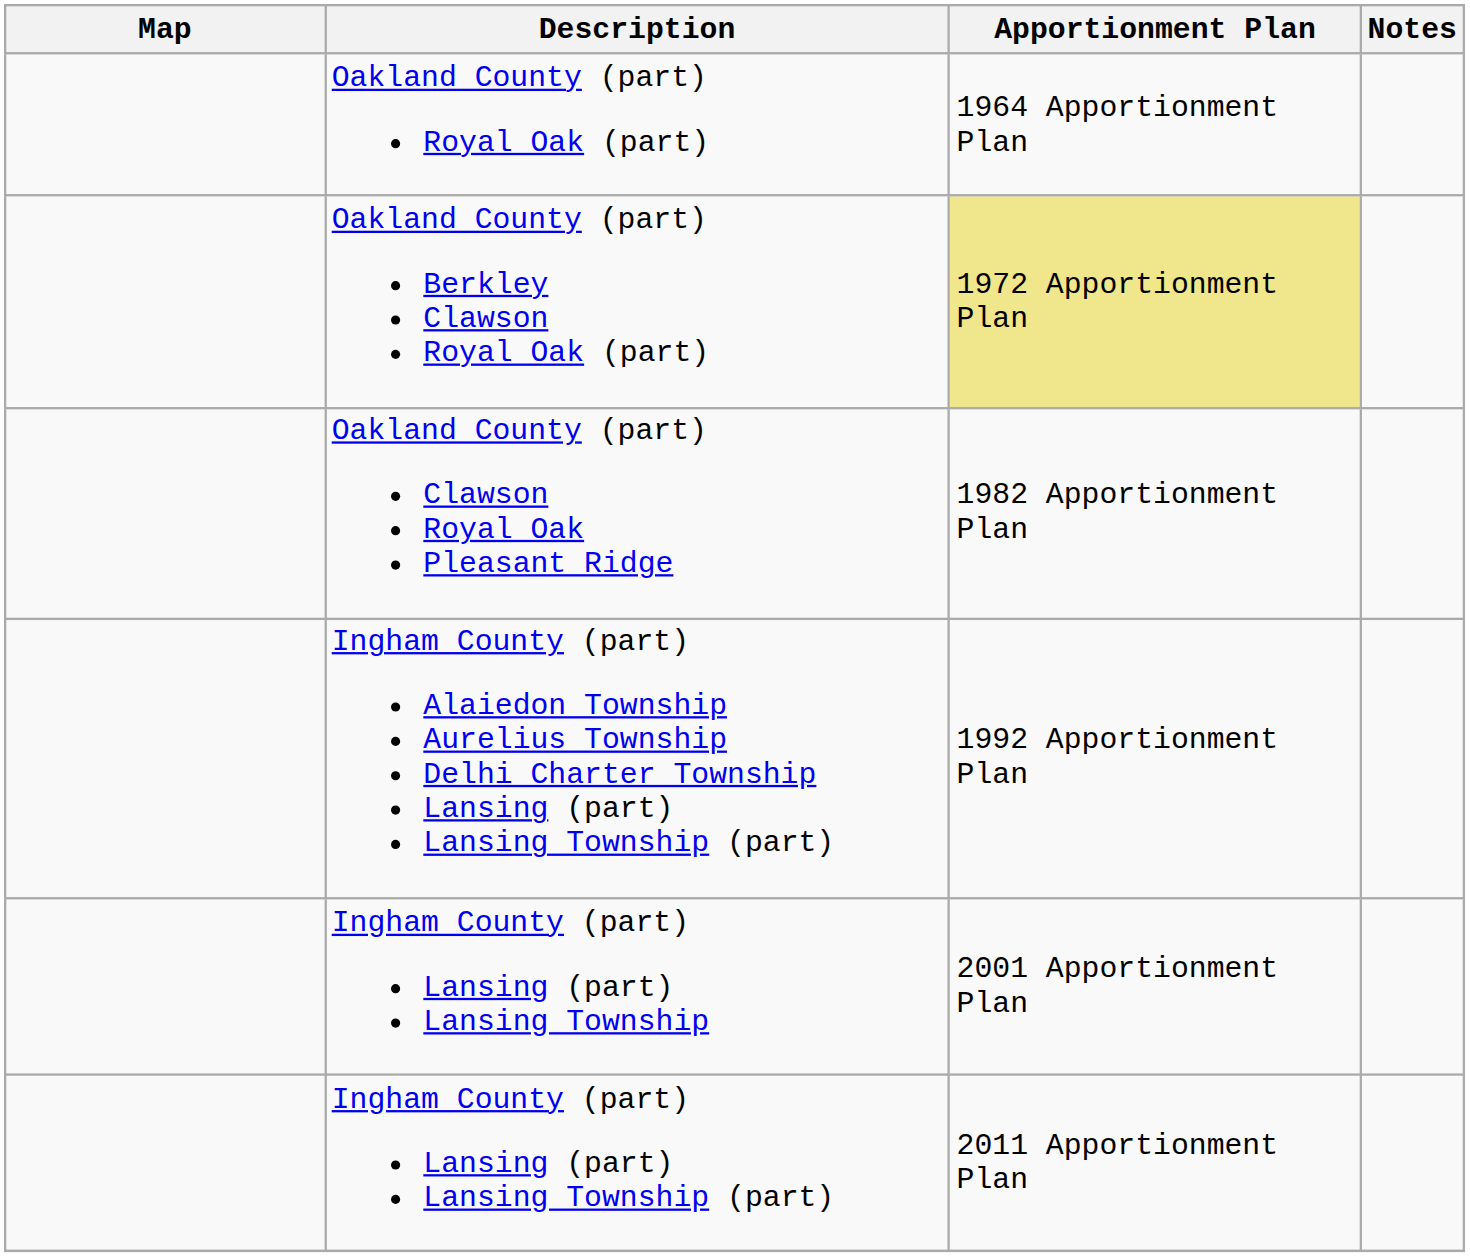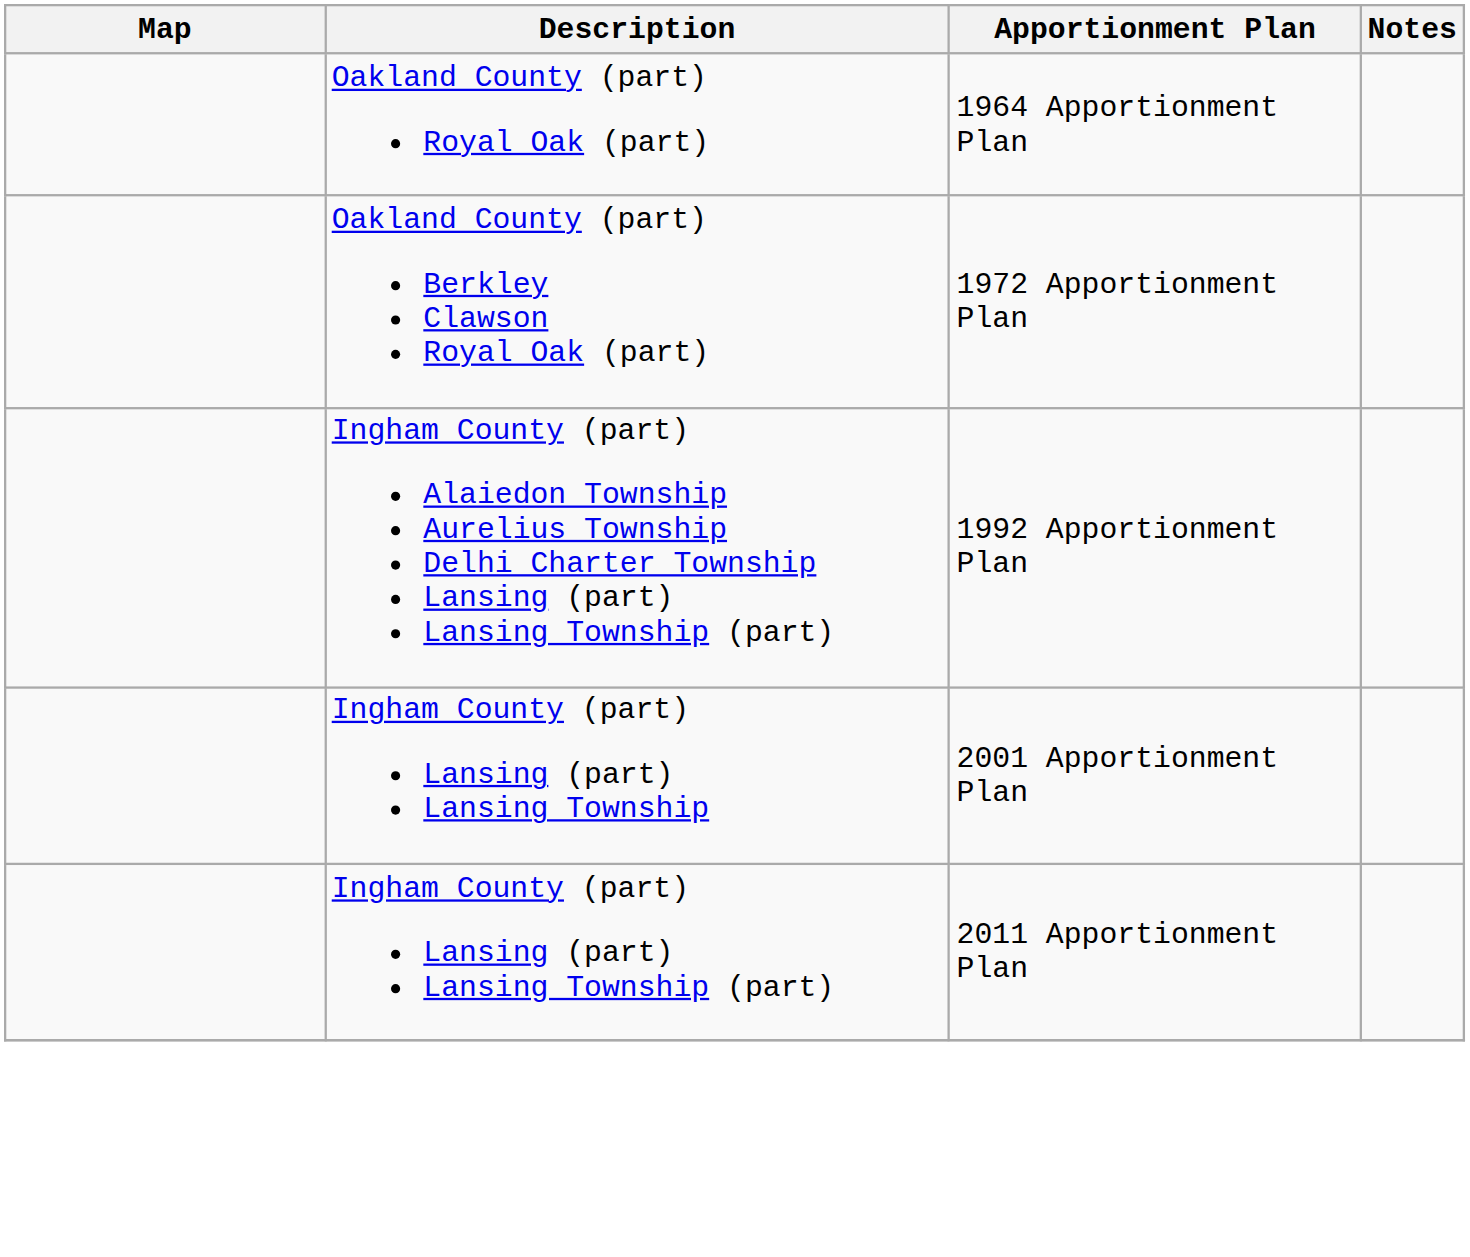(1117, 302) khaki background -> (1117, 302) no background
- row: (637, 498)
